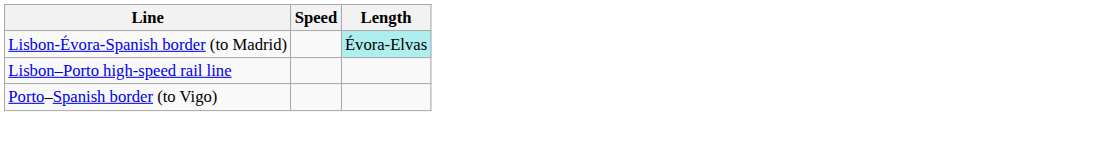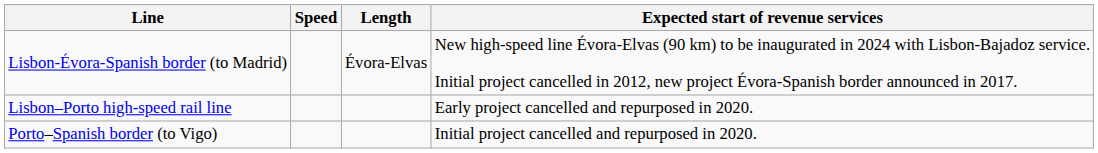+ column: (762, 17)
(386, 44) paleturquoise background -> (386, 62) no background
